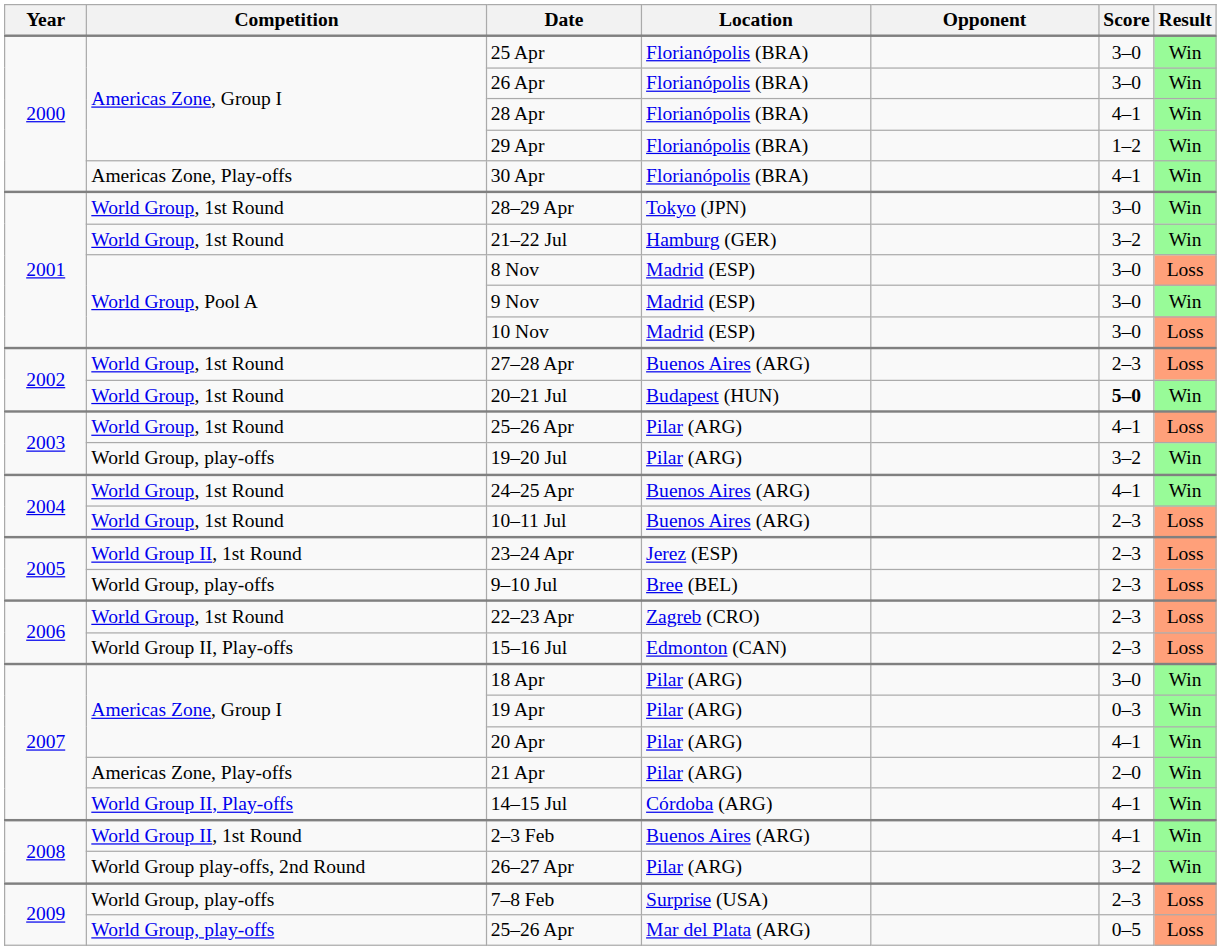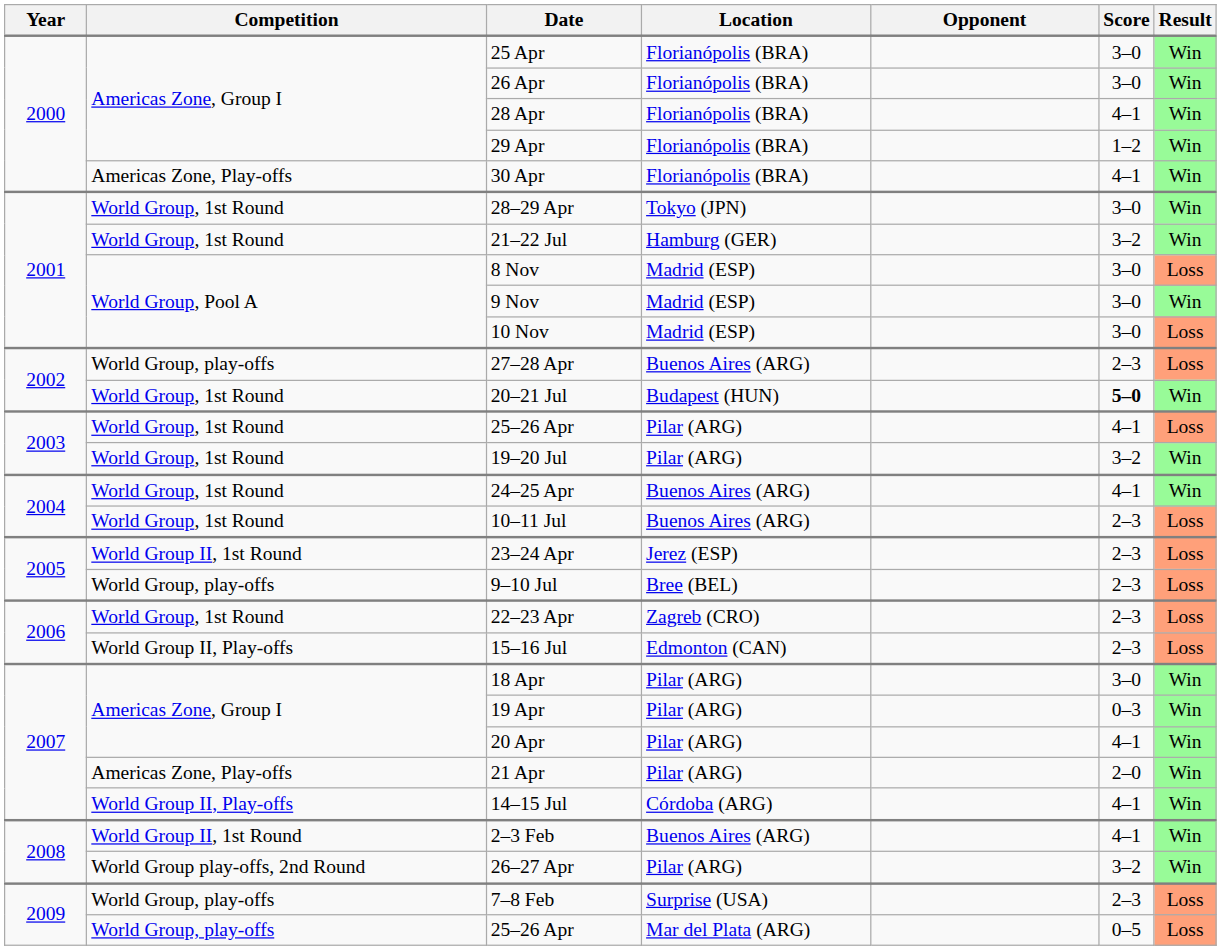(188, 364) World Group, 1st Round -> (183, 364) World Group, play-offs
(183, 458) World Group, play-offs -> (188, 458) World Group, 1st Round
